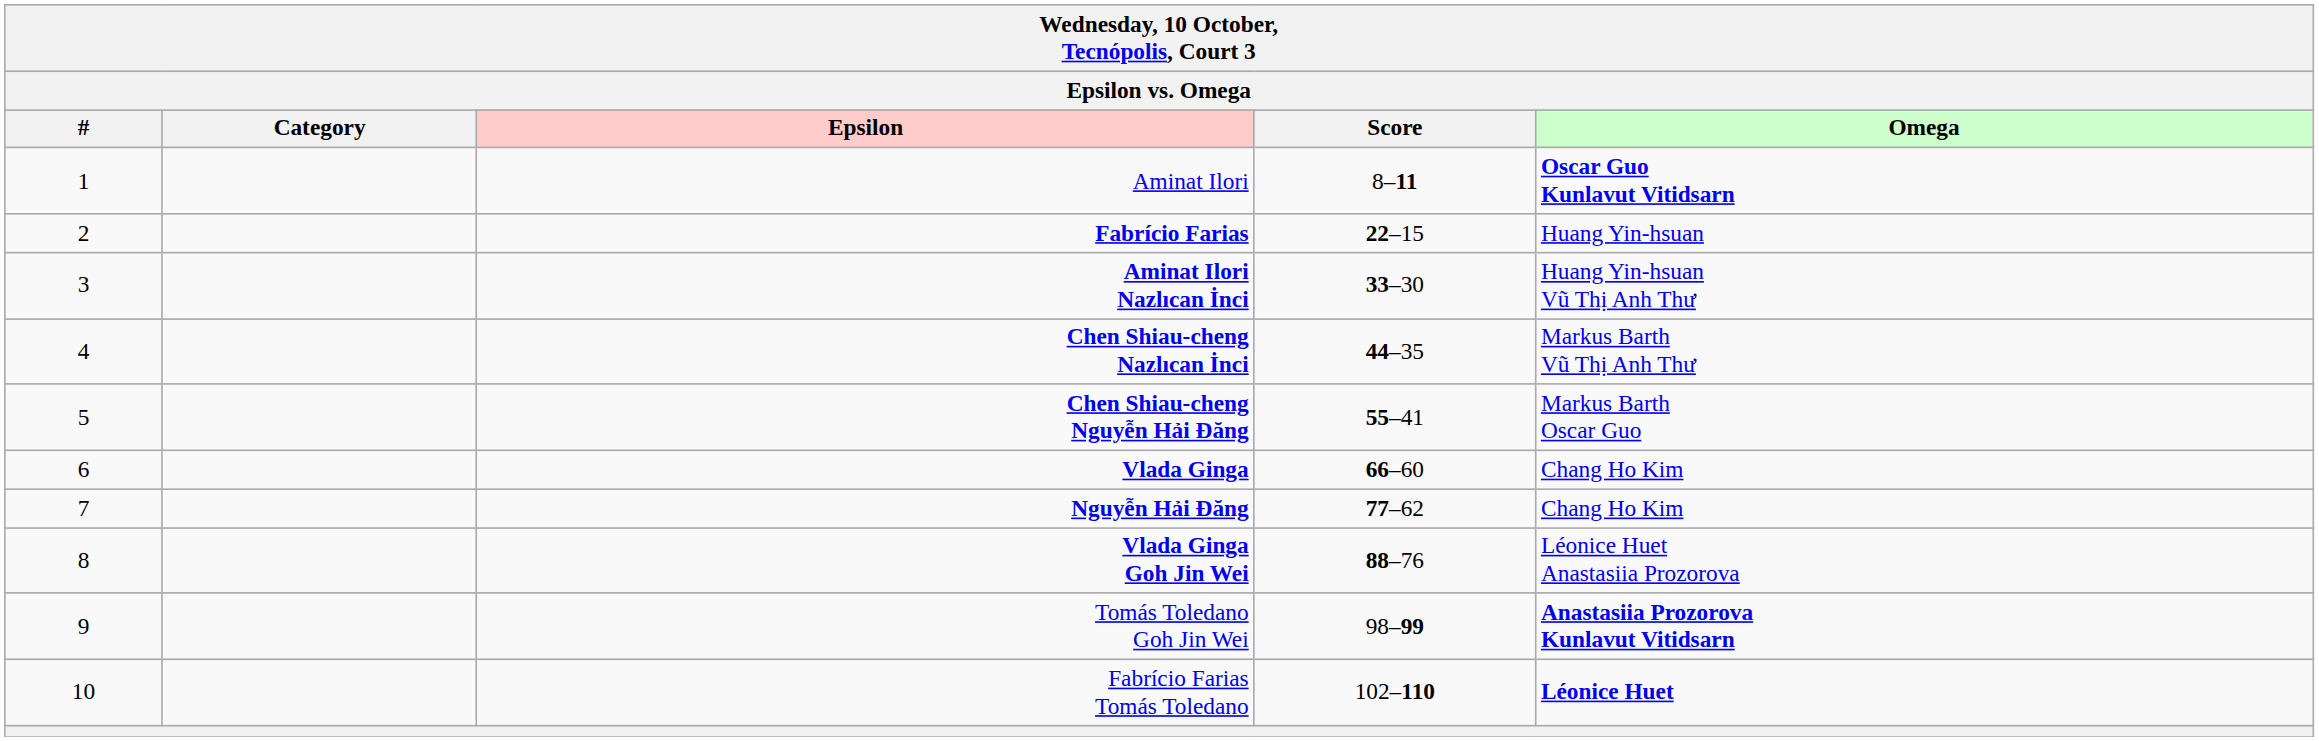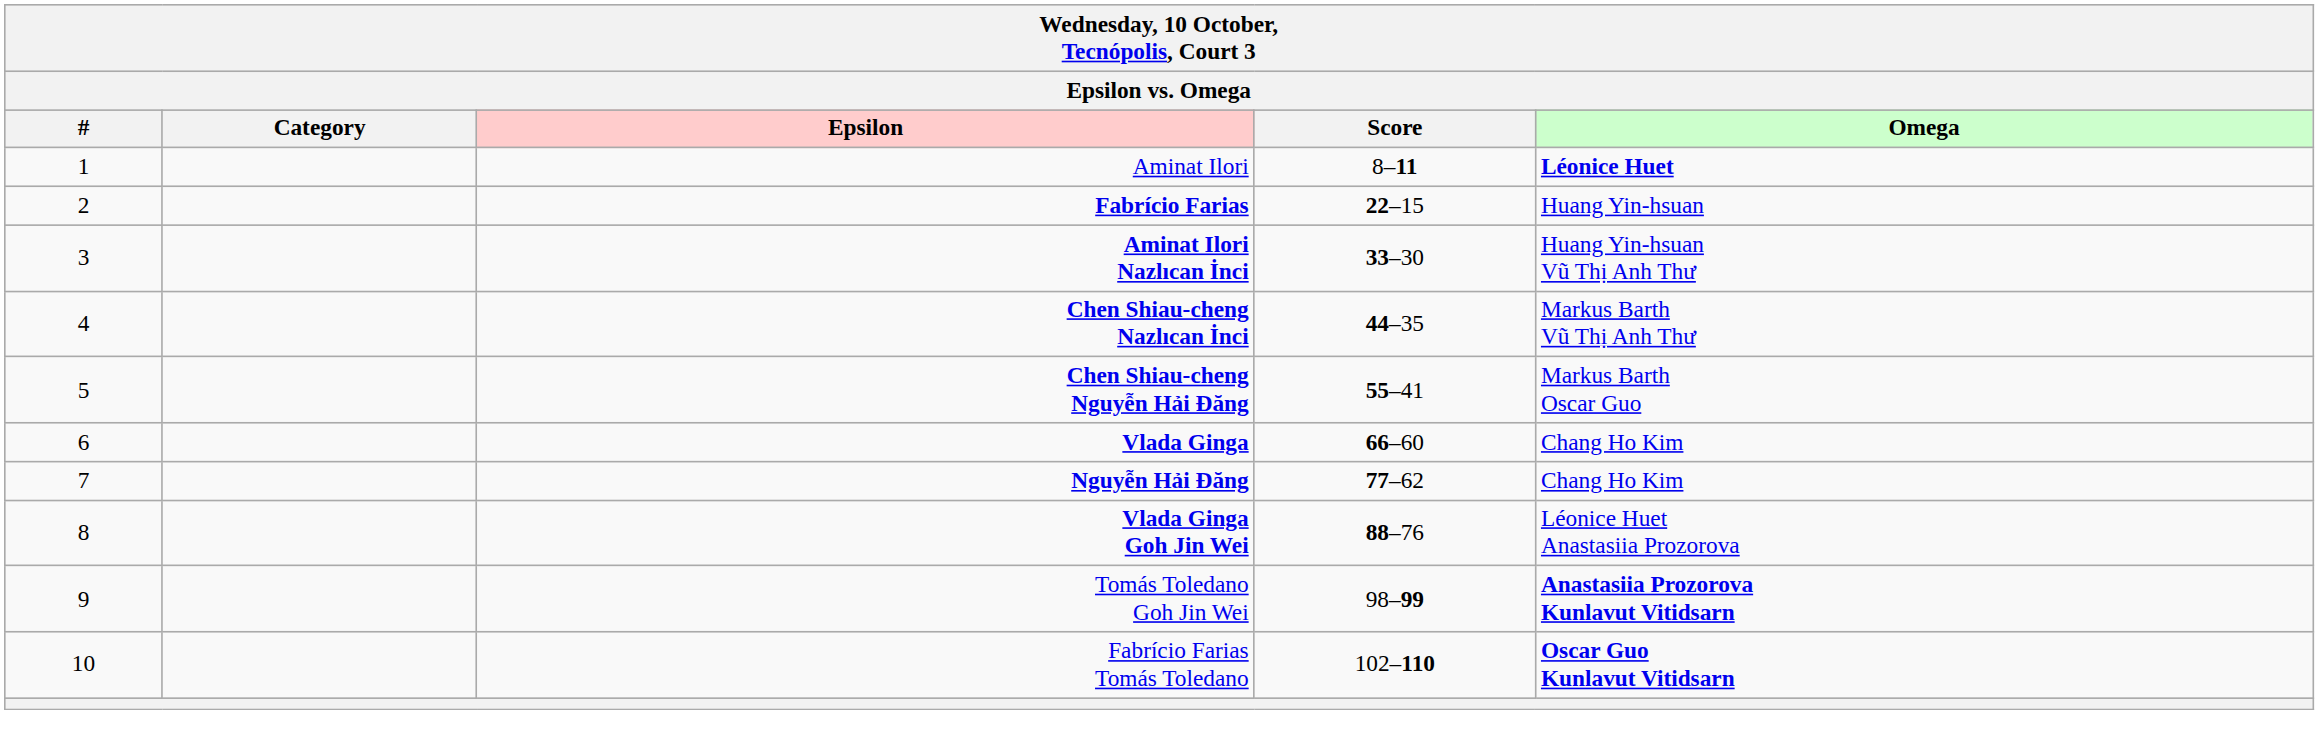(1638, 180) Oscar Guo Kunlavut Vitidsarn -> (1607, 167) Léonice Huet
(1607, 692) Léonice Huet -> (1638, 664) Oscar Guo Kunlavut Vitidsarn
